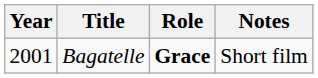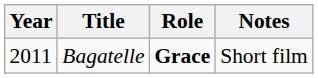(31, 55) 2001 -> (31, 55) 2011
